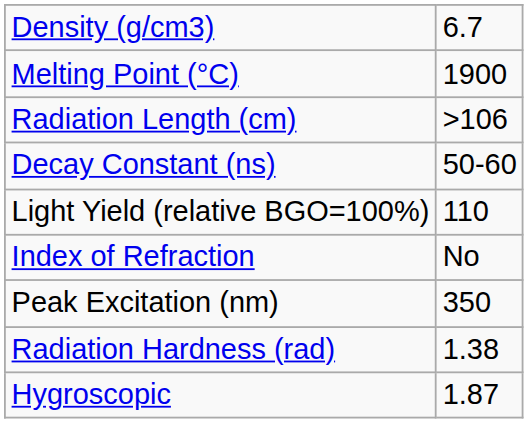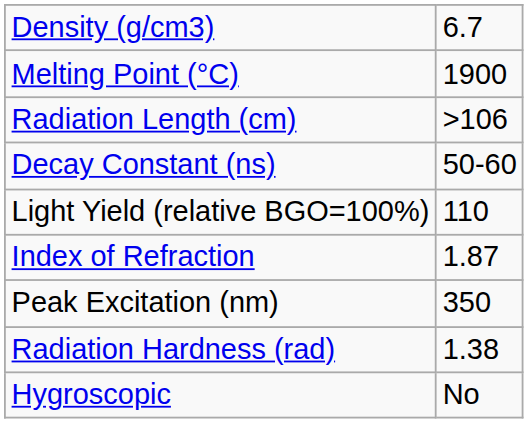(461, 257) No -> (471, 257) 1.87
(471, 394) 1.87 -> (461, 394) No
